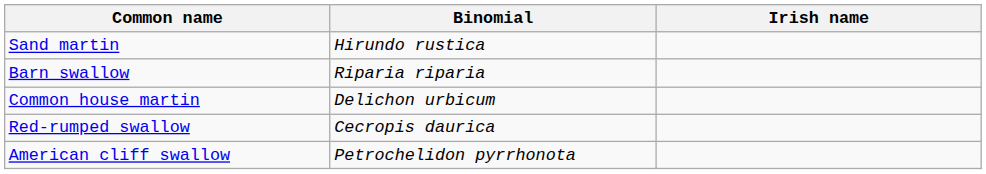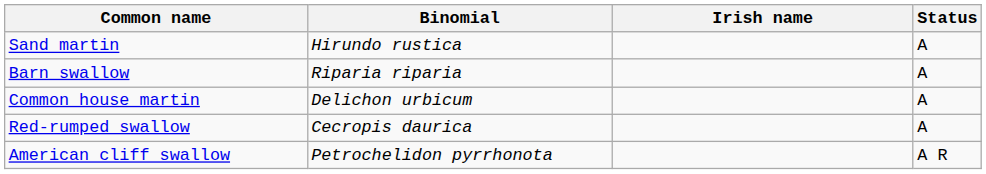+ column: (947, 18)
